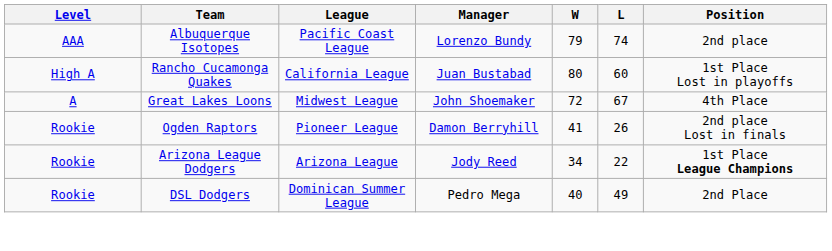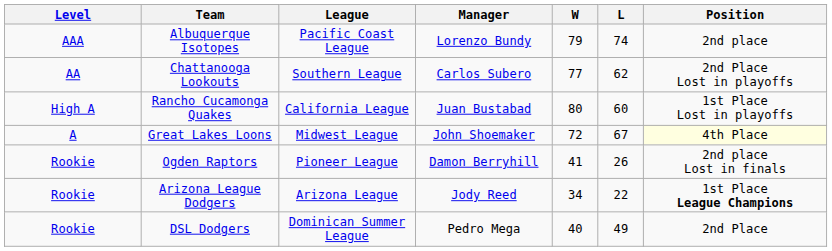+ row: (210, 75)
(735, 101) no background -> (735, 135) lightyellow background
